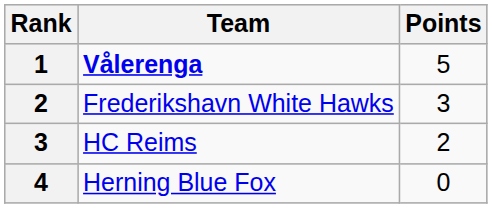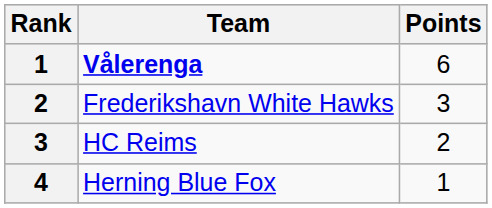(443, 63) 5 -> (443, 63) 6
(443, 182) 0 -> (443, 182) 1
